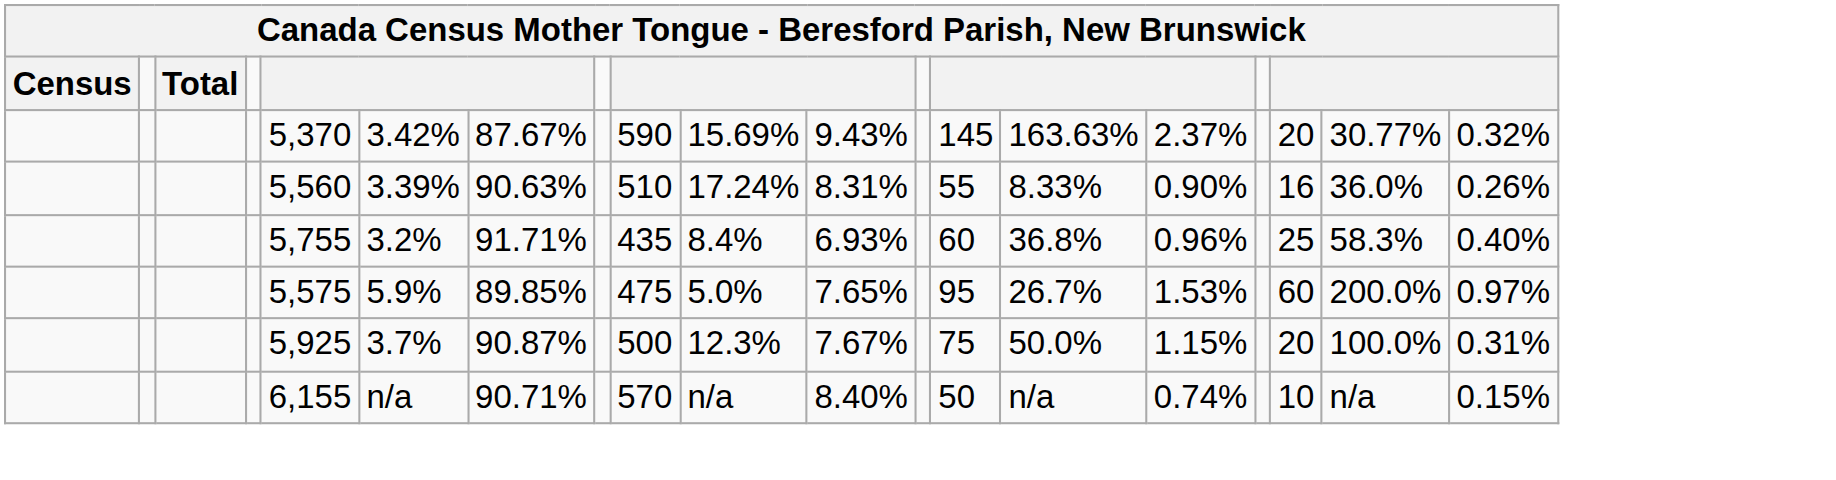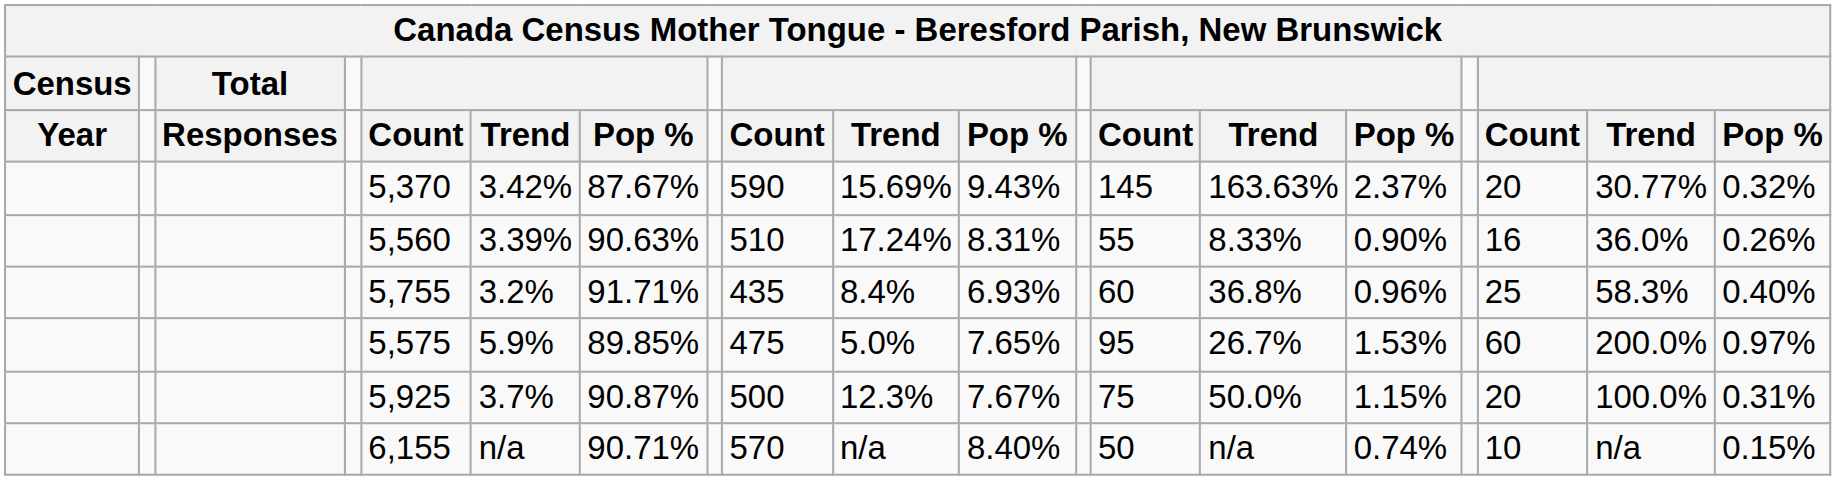+ row: (72, 135)
